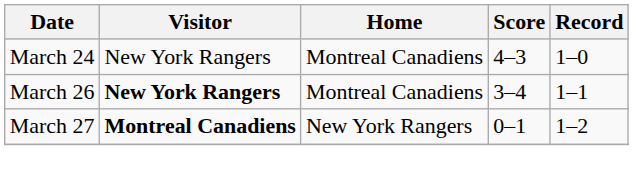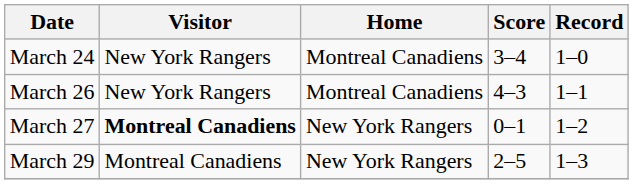(510, 56) 4–3 -> (510, 56) 3–4
(192, 91) bold -> (188, 91) normal
(510, 91) 3–4 -> (510, 91) 4–3
+ row: (52, 160)
